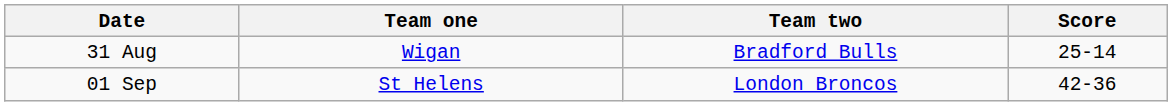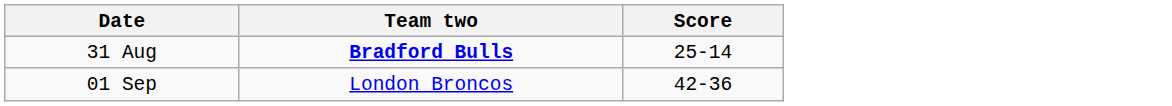- column: (431, 21)
(815, 52) normal -> (431, 52) bold
